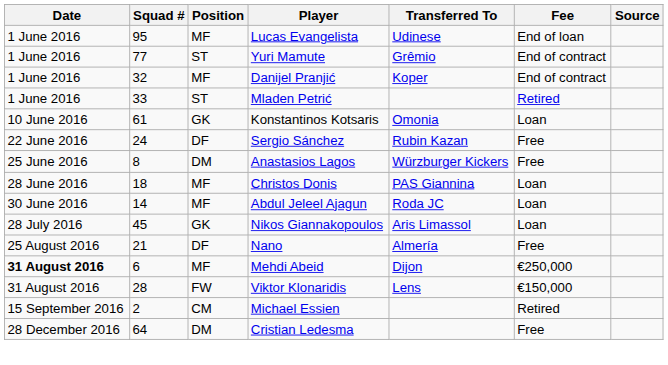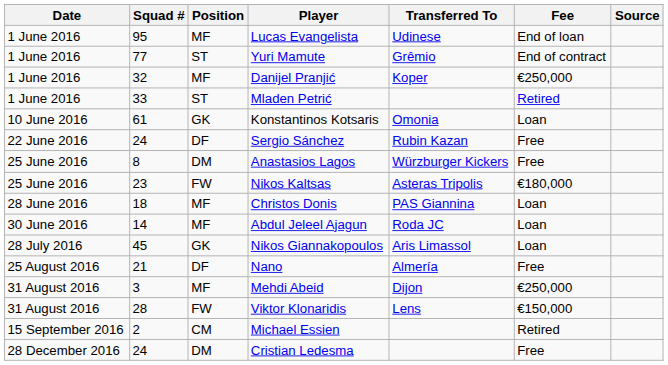(562, 78) End of contract -> (545, 78) €250,000
+ row: (291, 183)
(56, 266) bold -> (53, 287) normal
(136, 266) 6 -> (136, 287) 3
(140, 329) 64 -> (140, 350) 24
